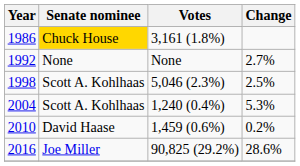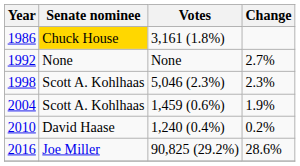(260, 82) 2.5% -> (260, 82) 2.3%
(188, 104) 1,240 (0.4%) -> (188, 104) 1,459 (0.6%)
(260, 104) 5.3% -> (260, 104) 1.9%
(188, 127) 1,459 (0.6%) -> (188, 127) 1,240 (0.4%)
